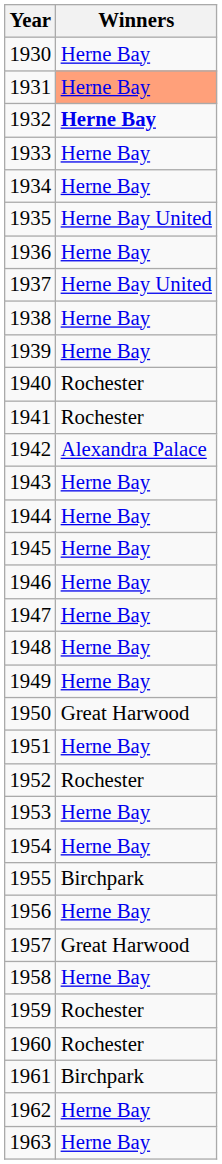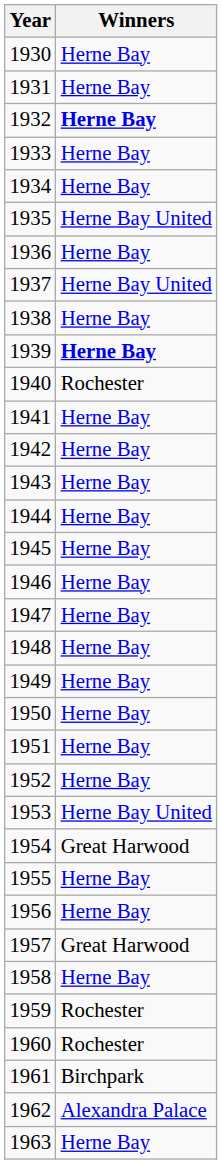(105, 86) lightsalmon background -> (105, 86) no background
(105, 350) normal -> (108, 350) bold
(102, 416) Rochester -> (105, 416) Herne Bay
(134, 449) Alexandra Palace -> (105, 449) Herne Bay
(125, 713) Great Harwood -> (105, 713) Herne Bay
(102, 779) Rochester -> (105, 779) Herne Bay
(105, 812) Herne Bay -> (136, 812) Herne Bay United
(105, 845) Herne Bay -> (125, 845) Great Harwood
(102, 878) Birchpark -> (105, 878) Herne Bay
(105, 1109) Herne Bay -> (134, 1109) Alexandra Palace
